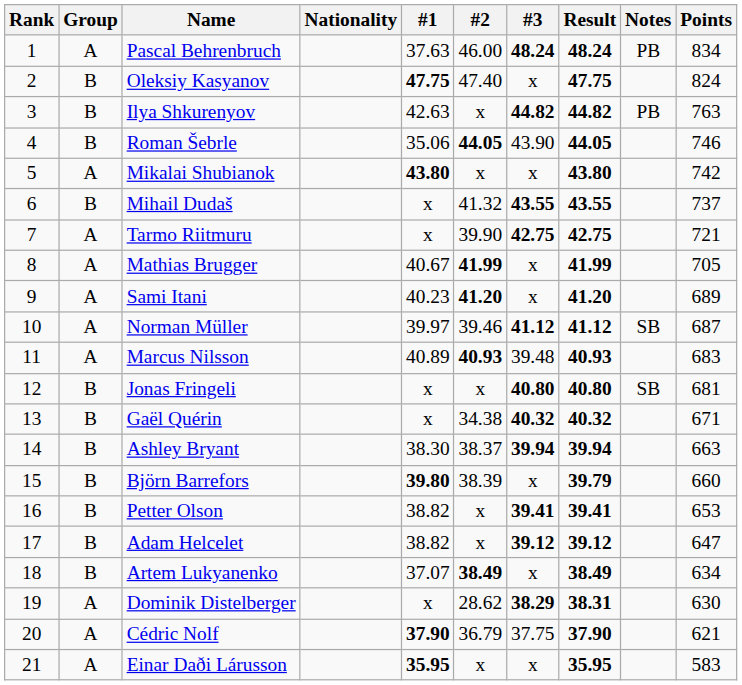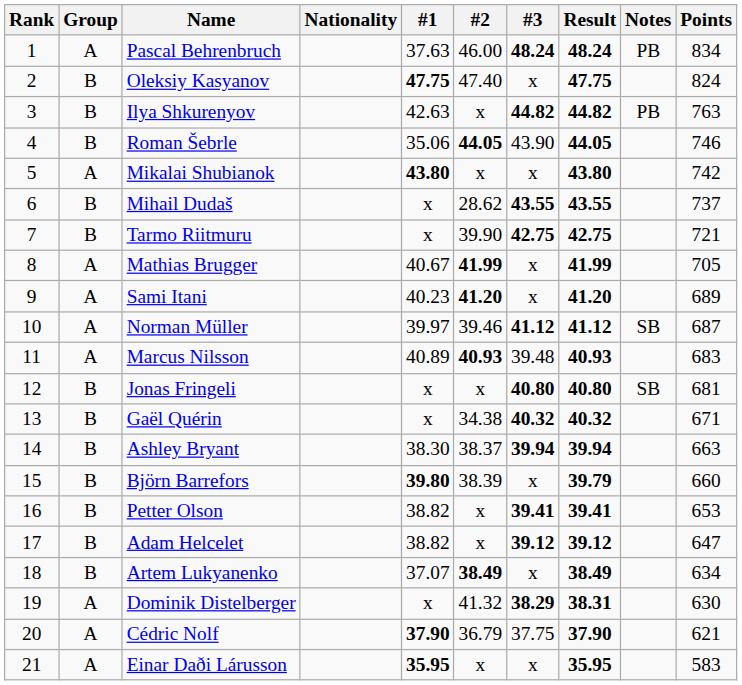(480, 204) 41.32 -> (480, 204) 28.62
(90, 234) A -> (90, 234) B
(480, 603) 28.62 -> (480, 603) 41.32
